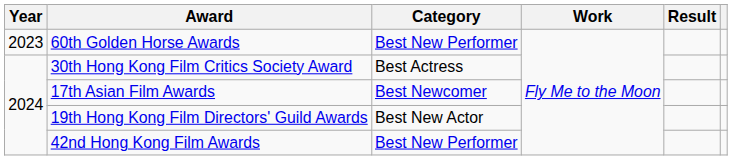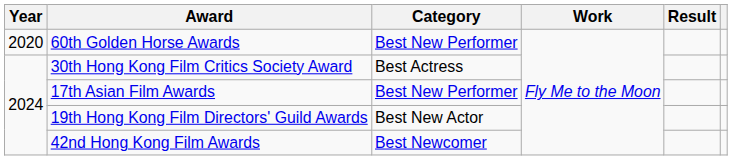(26, 42) 2023 -> (26, 42) 2020
(431, 92) Best Newcomer -> (446, 92) Best New Performer
(446, 142) Best New Performer -> (431, 142) Best Newcomer
